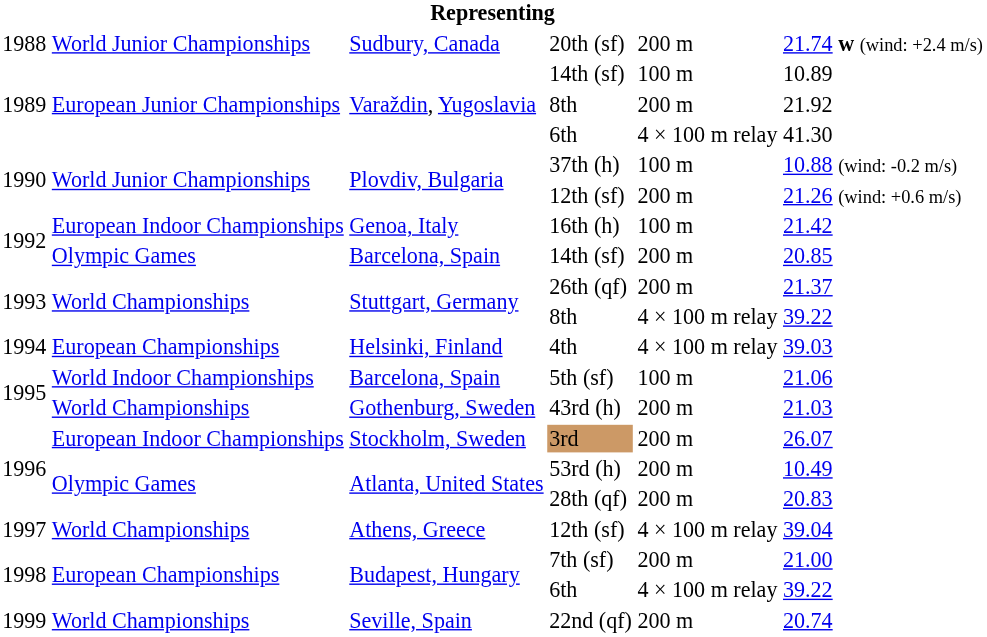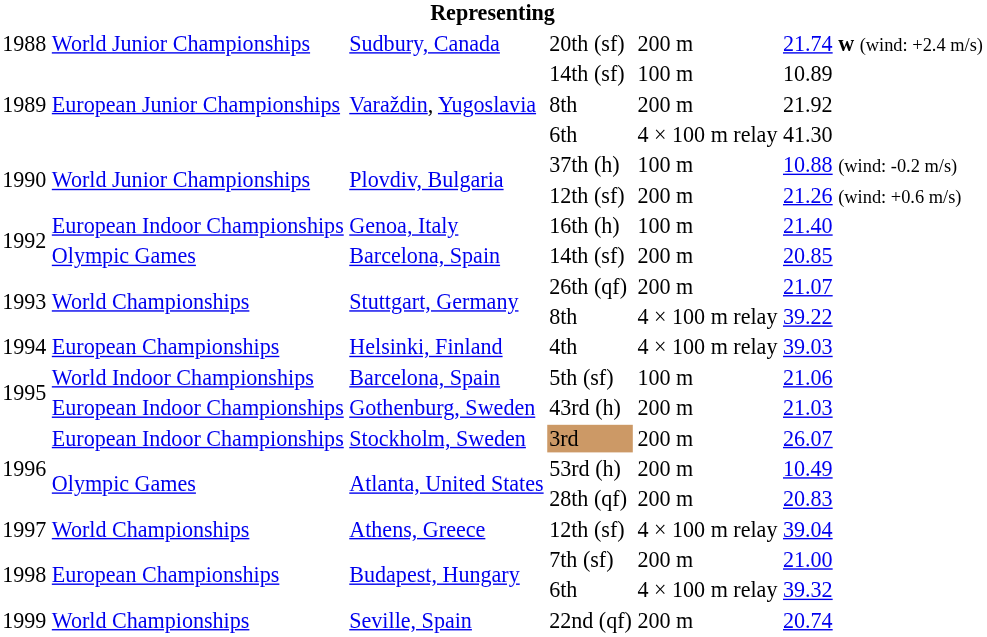(808, 225) 21.42 -> (808, 225) 21.40
(808, 286) 21.37 -> (808, 286) 21.07
(151, 408) World Championships -> (198, 408) European Indoor Championships
(808, 590) 39.22 -> (808, 590) 39.32
